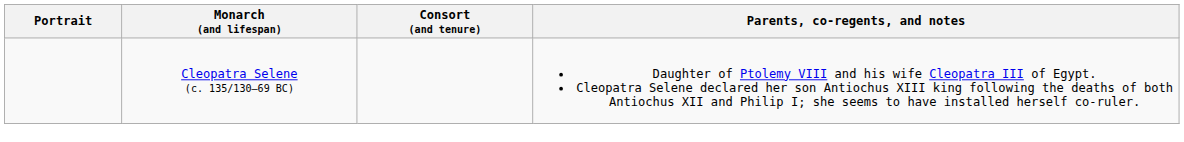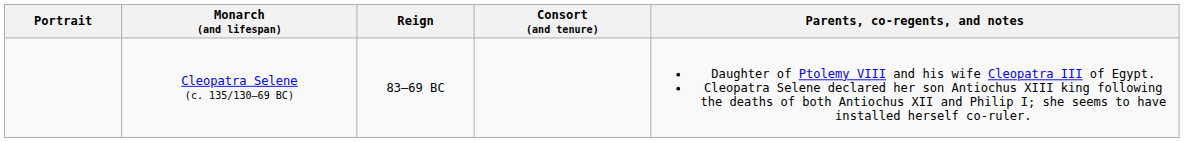+ column: (416, 21)
